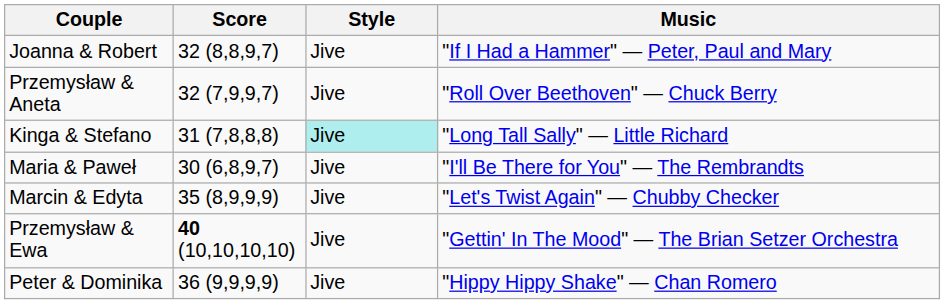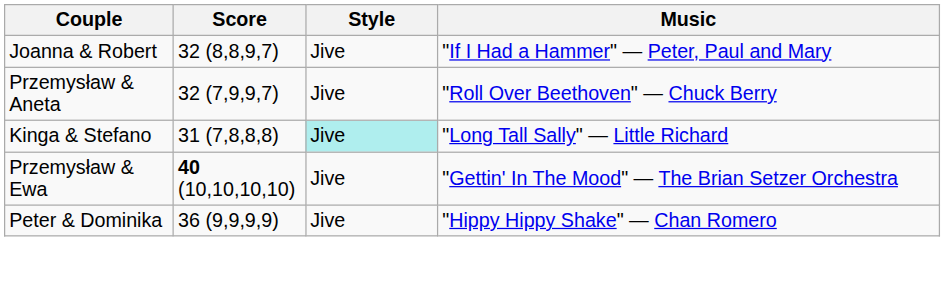- row: (73, 167)
- row: (76, 198)
